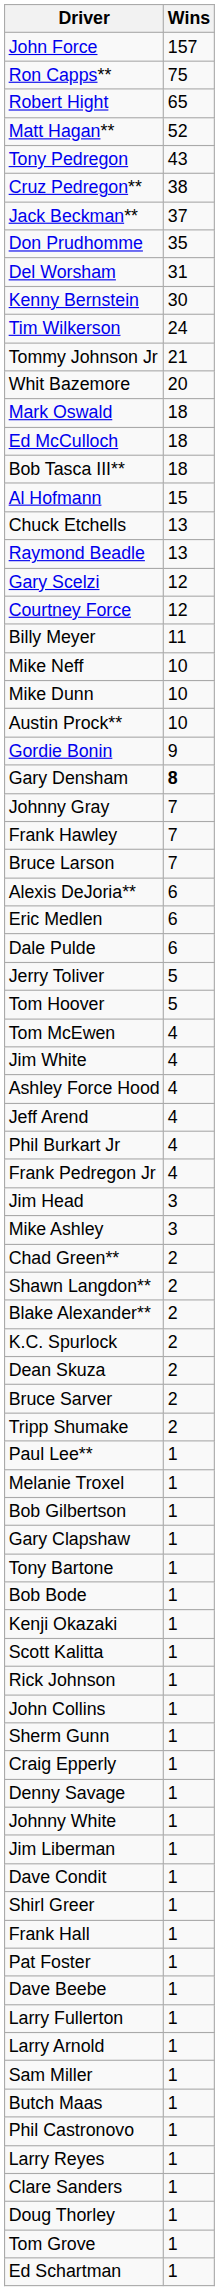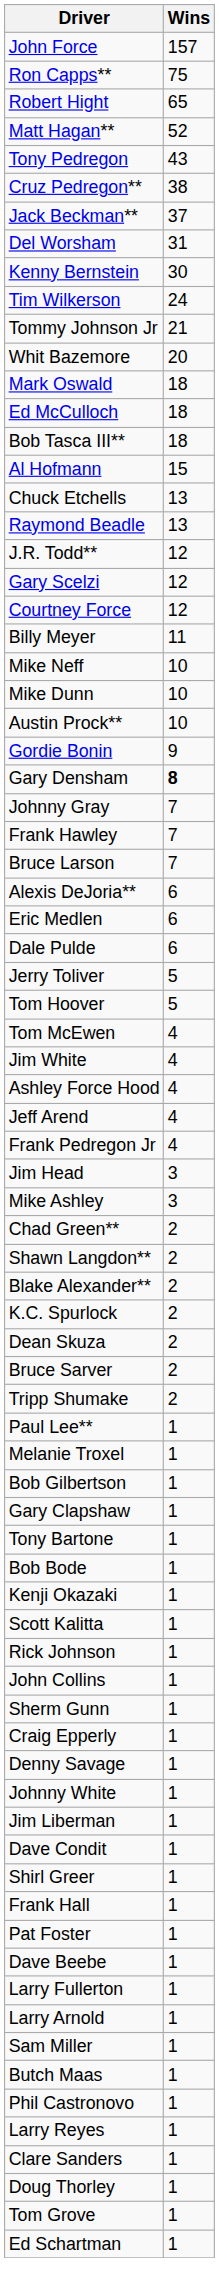- row: (76, 243)
+ row: (53, 553)
- row: (64, 1145)
